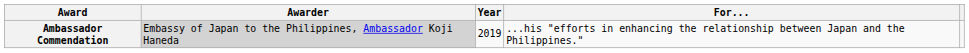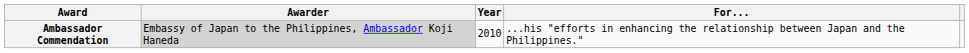(490, 34) 2019 -> (490, 34) 2010
